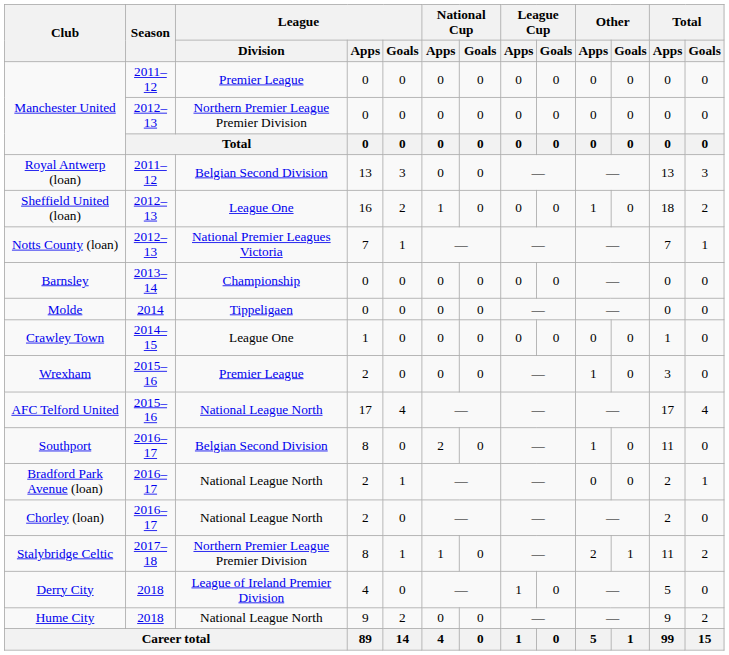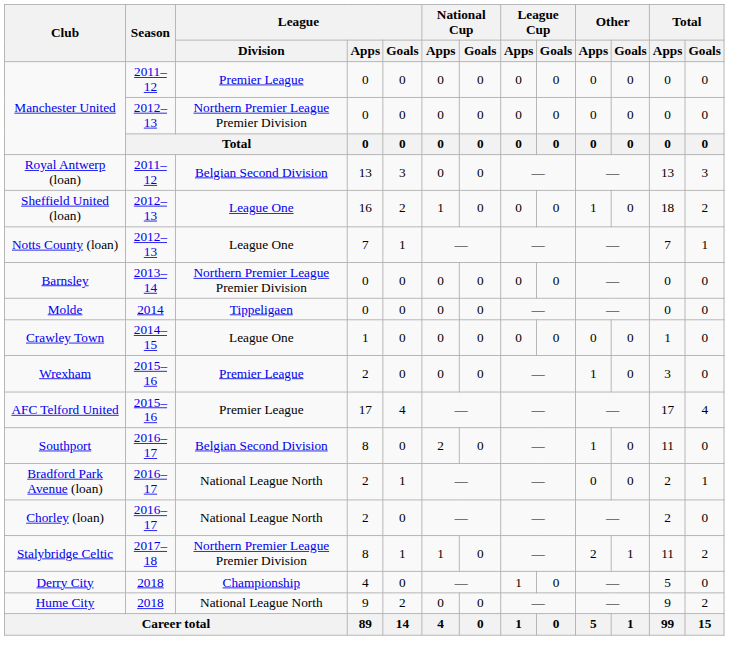(261, 244) National Premier Leagues Victoria -> (261, 244) League One
(261, 280) Championship -> (261, 280) Northern Premier League Premier Division
(261, 409) National League North -> (261, 409) Premier League
(261, 589) League of Ireland Premier Division -> (261, 582) Championship
